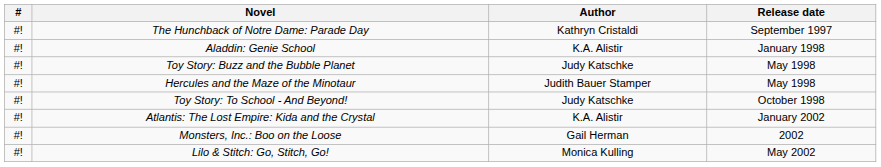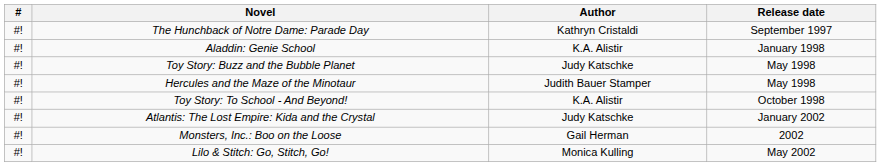(598, 100) Judy Katschke -> (598, 100) K.A. Alistir
(598, 118) K.A. Alistir -> (598, 118) Judy Katschke
